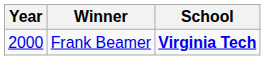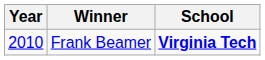(26, 42) 2000 -> (26, 42) 2010
